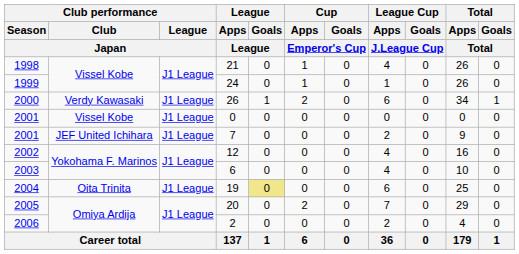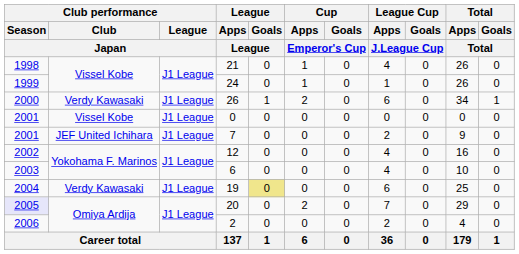(104, 188) Oita Trinita -> (104, 188) Verdy Kawasaki
(27, 205) no background -> (27, 205) lavender background
